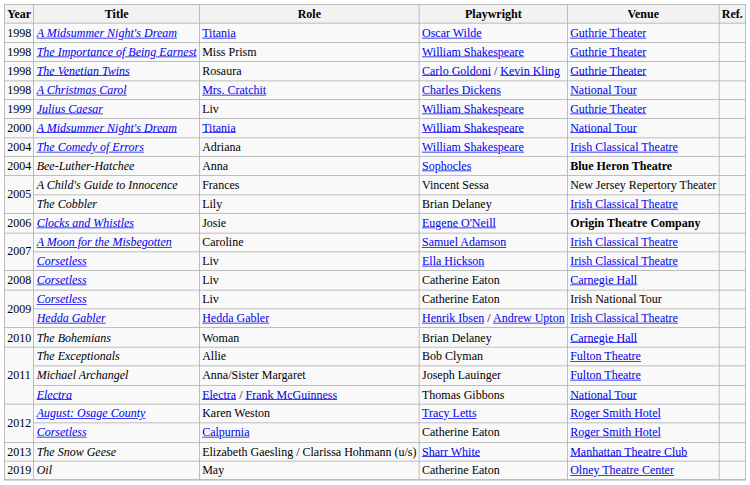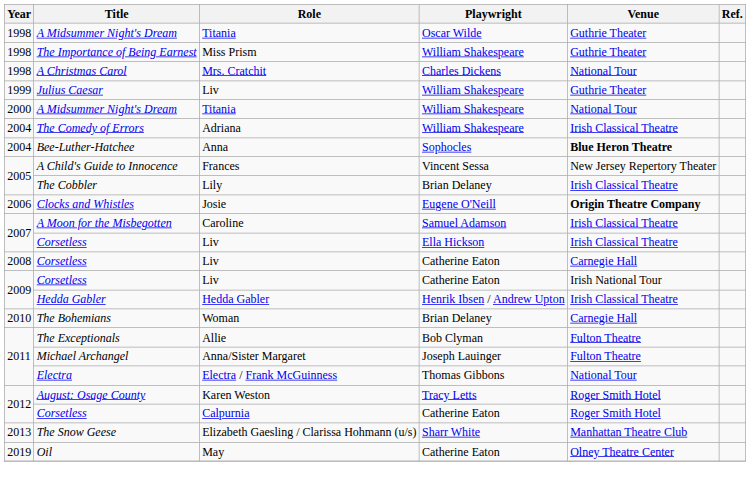- row: (19, 71)
